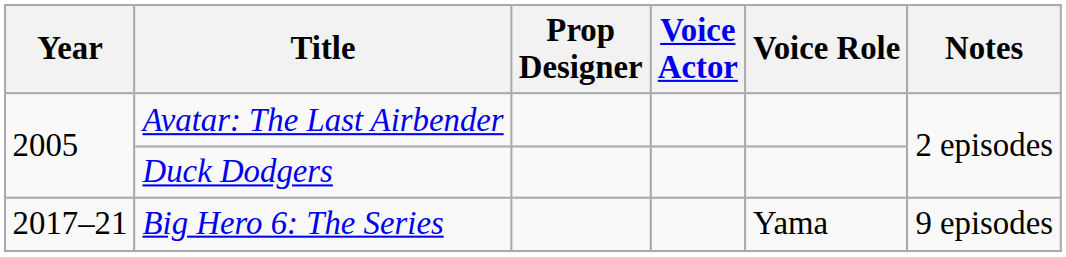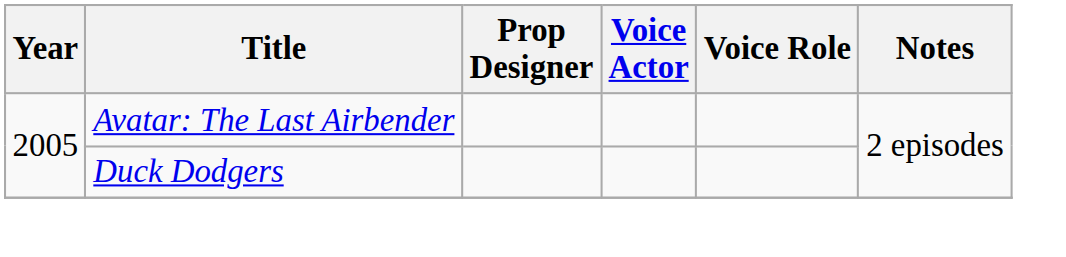- row: (293, 223)
